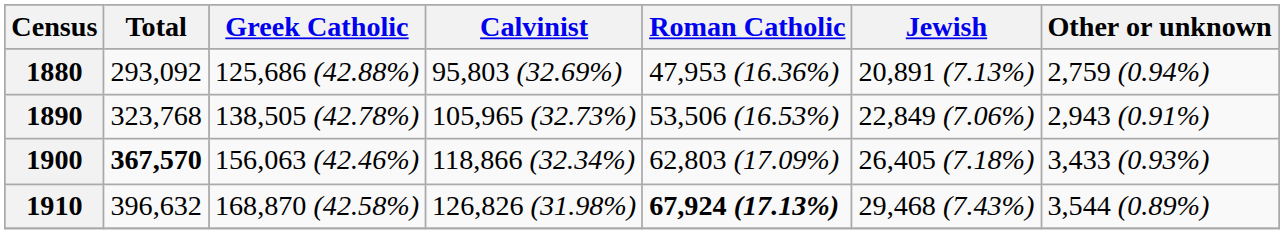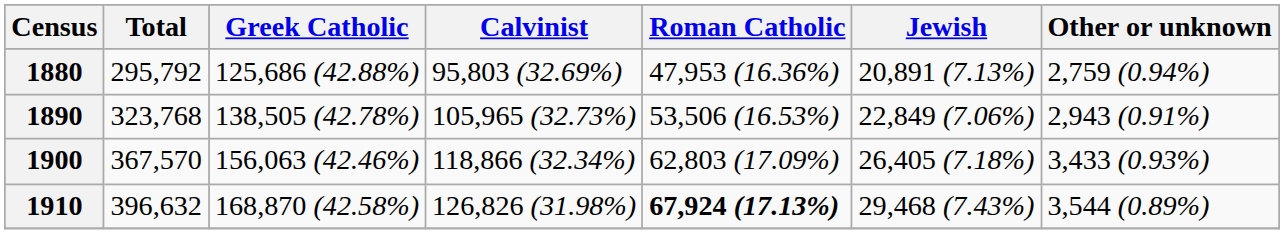(156, 71) 293,092 -> (156, 71) 295,792
(156, 160) bold -> (156, 160) normal
